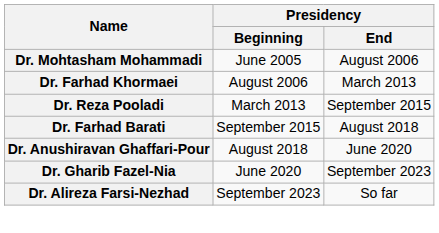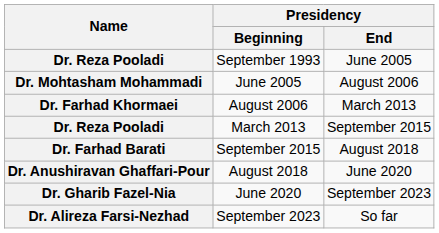+ row: (268, 60)
